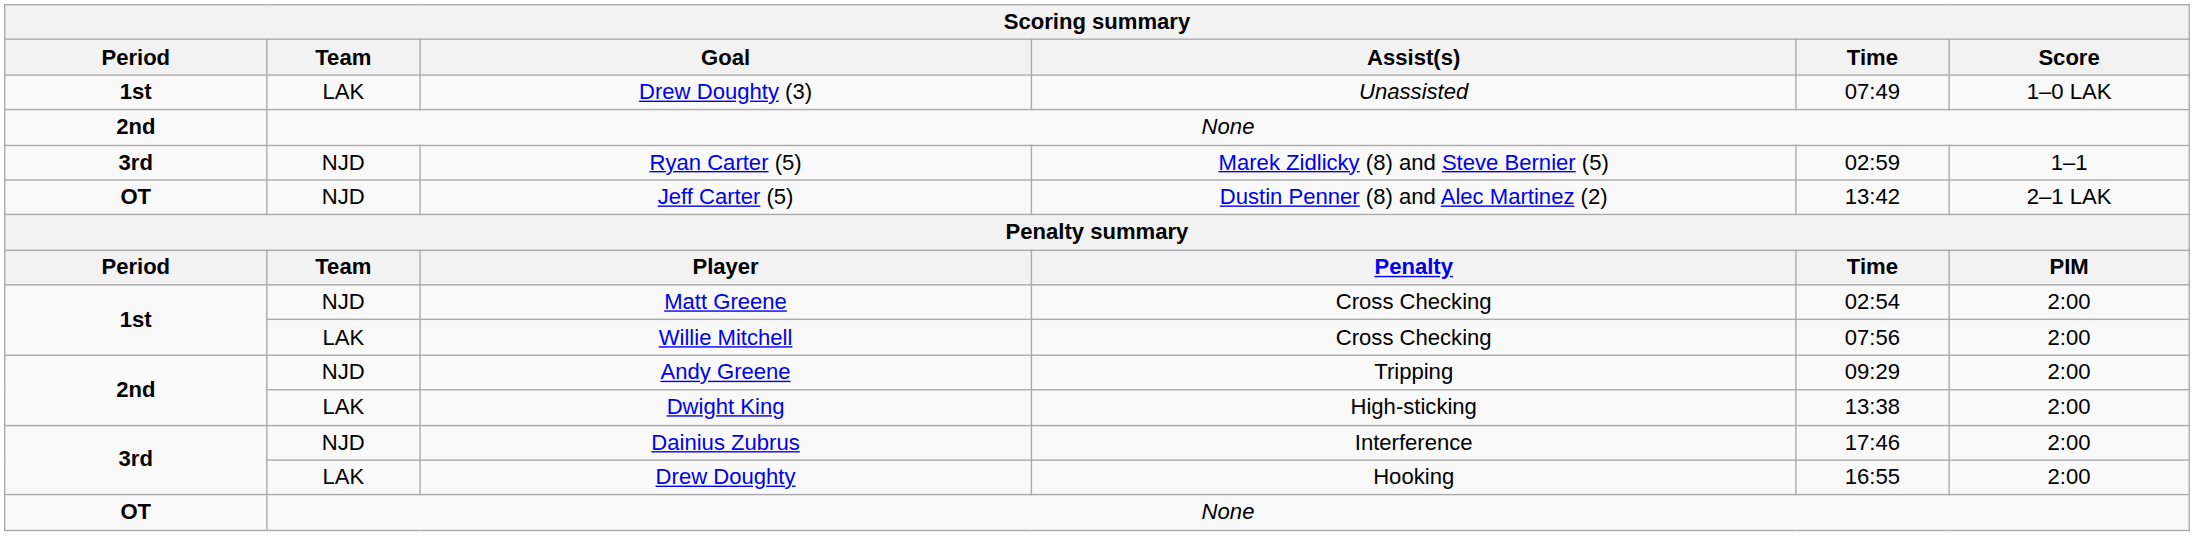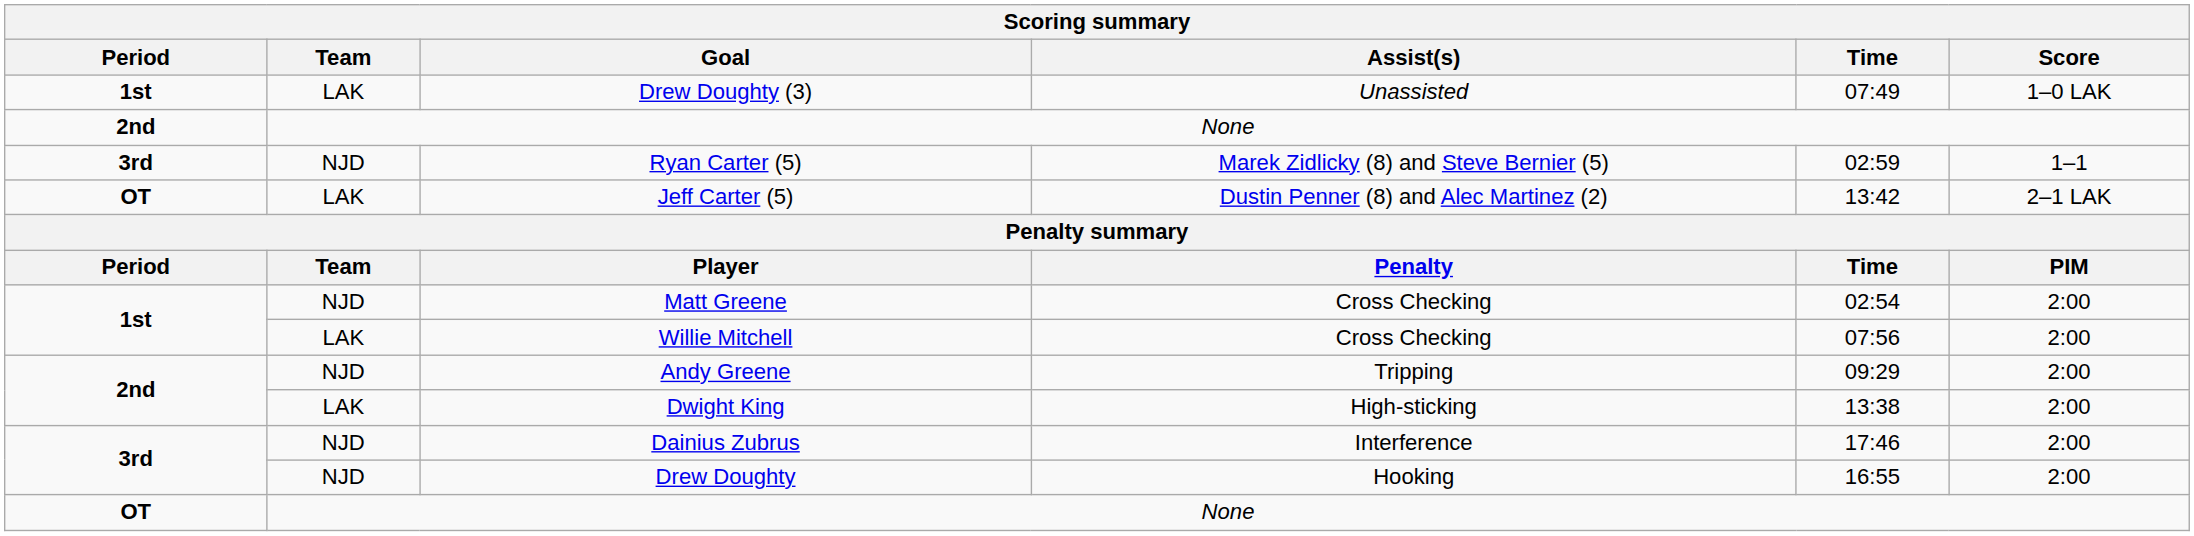(343, 197) NJD -> (343, 197) LAK
(343, 477) LAK -> (343, 477) NJD
